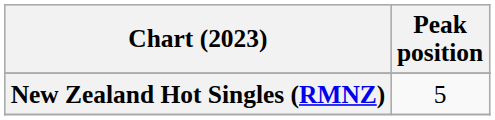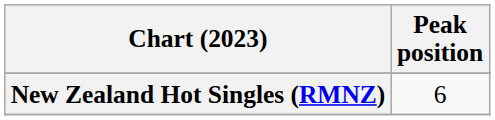(440, 93) 5 -> (440, 93) 6
